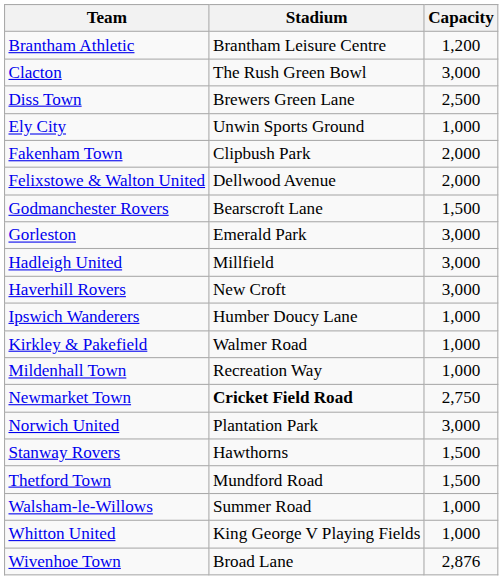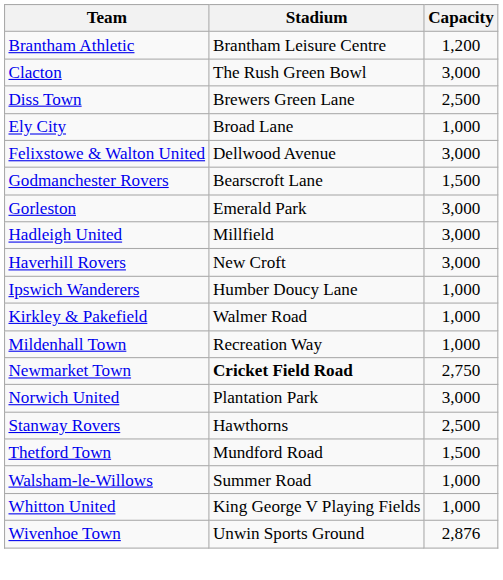(289, 126) Unwin Sports Ground -> (253, 126) Broad Lane
- row: (65, 153)
(461, 180) 2,000 -> (461, 153) 3,000
(461, 452) 1,500 -> (461, 425) 2,500
(253, 561) Broad Lane -> (289, 533) Unwin Sports Ground
